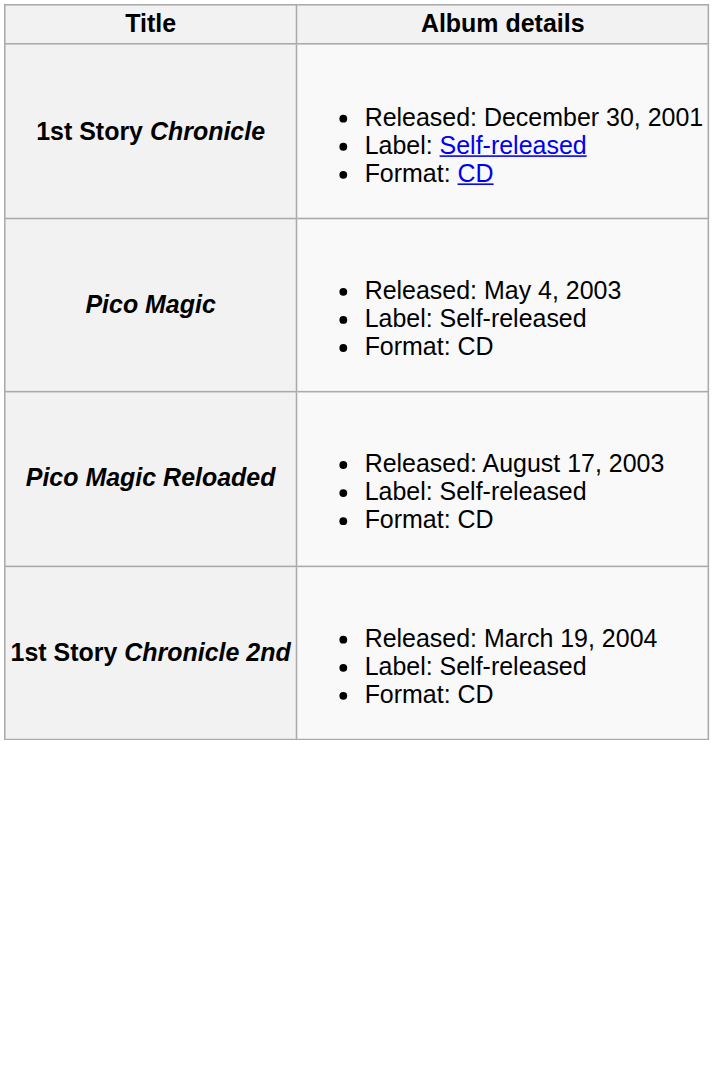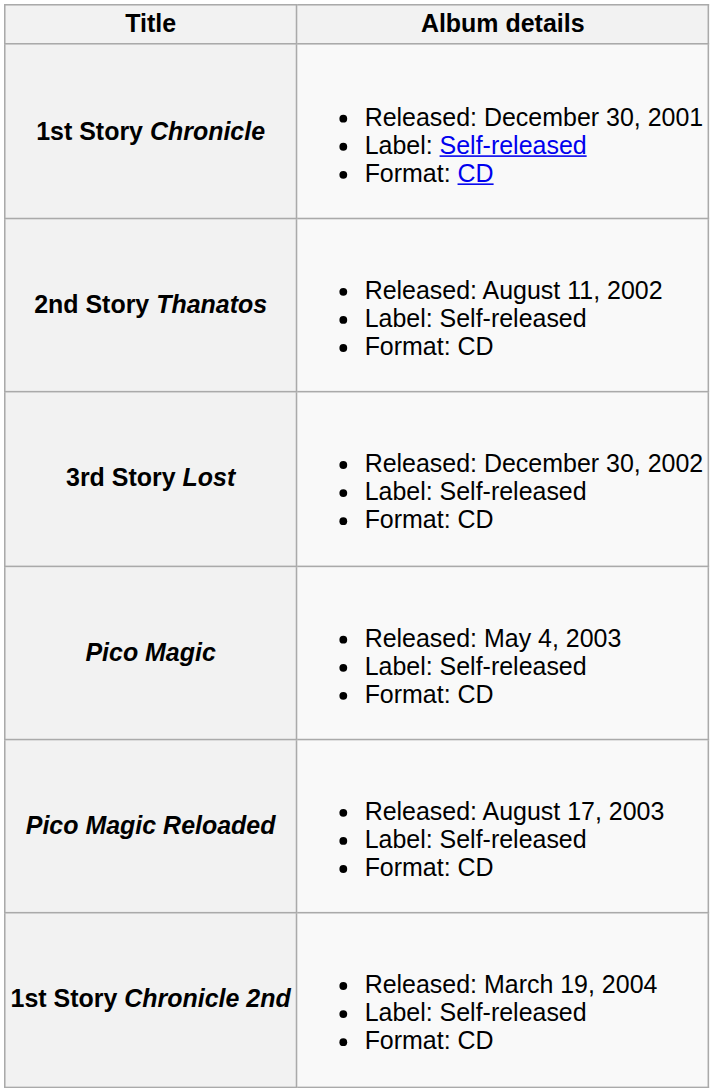+ row: (151, 304)
+ row: (151, 478)
